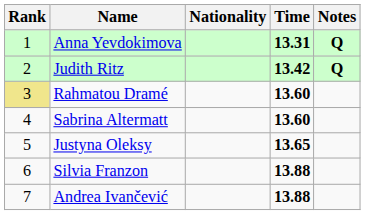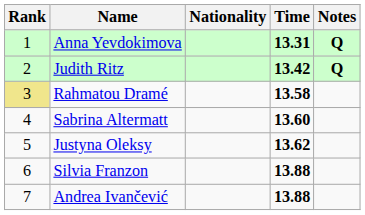(292, 94) 13.60 -> (292, 94) 13.58
(292, 145) 13.65 -> (292, 145) 13.62
